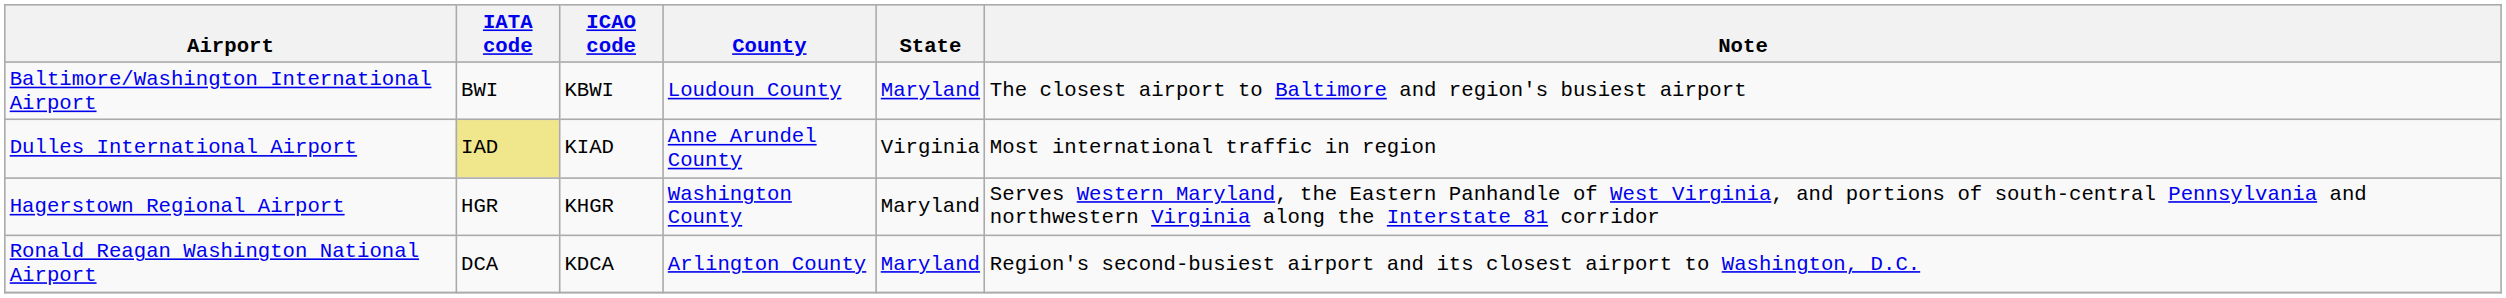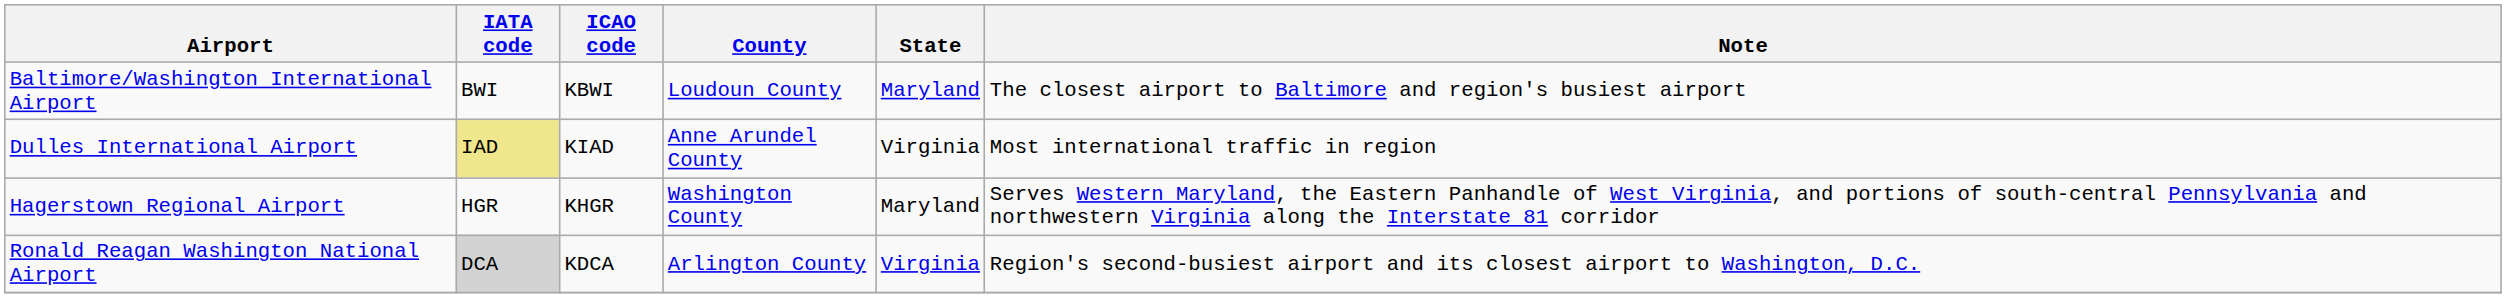(480, 264) no background -> (480, 264) lightgrey background
(930, 264) Maryland -> (930, 264) Virginia
